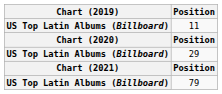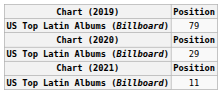rows swapped: (194, 26) <-> (194, 82)
